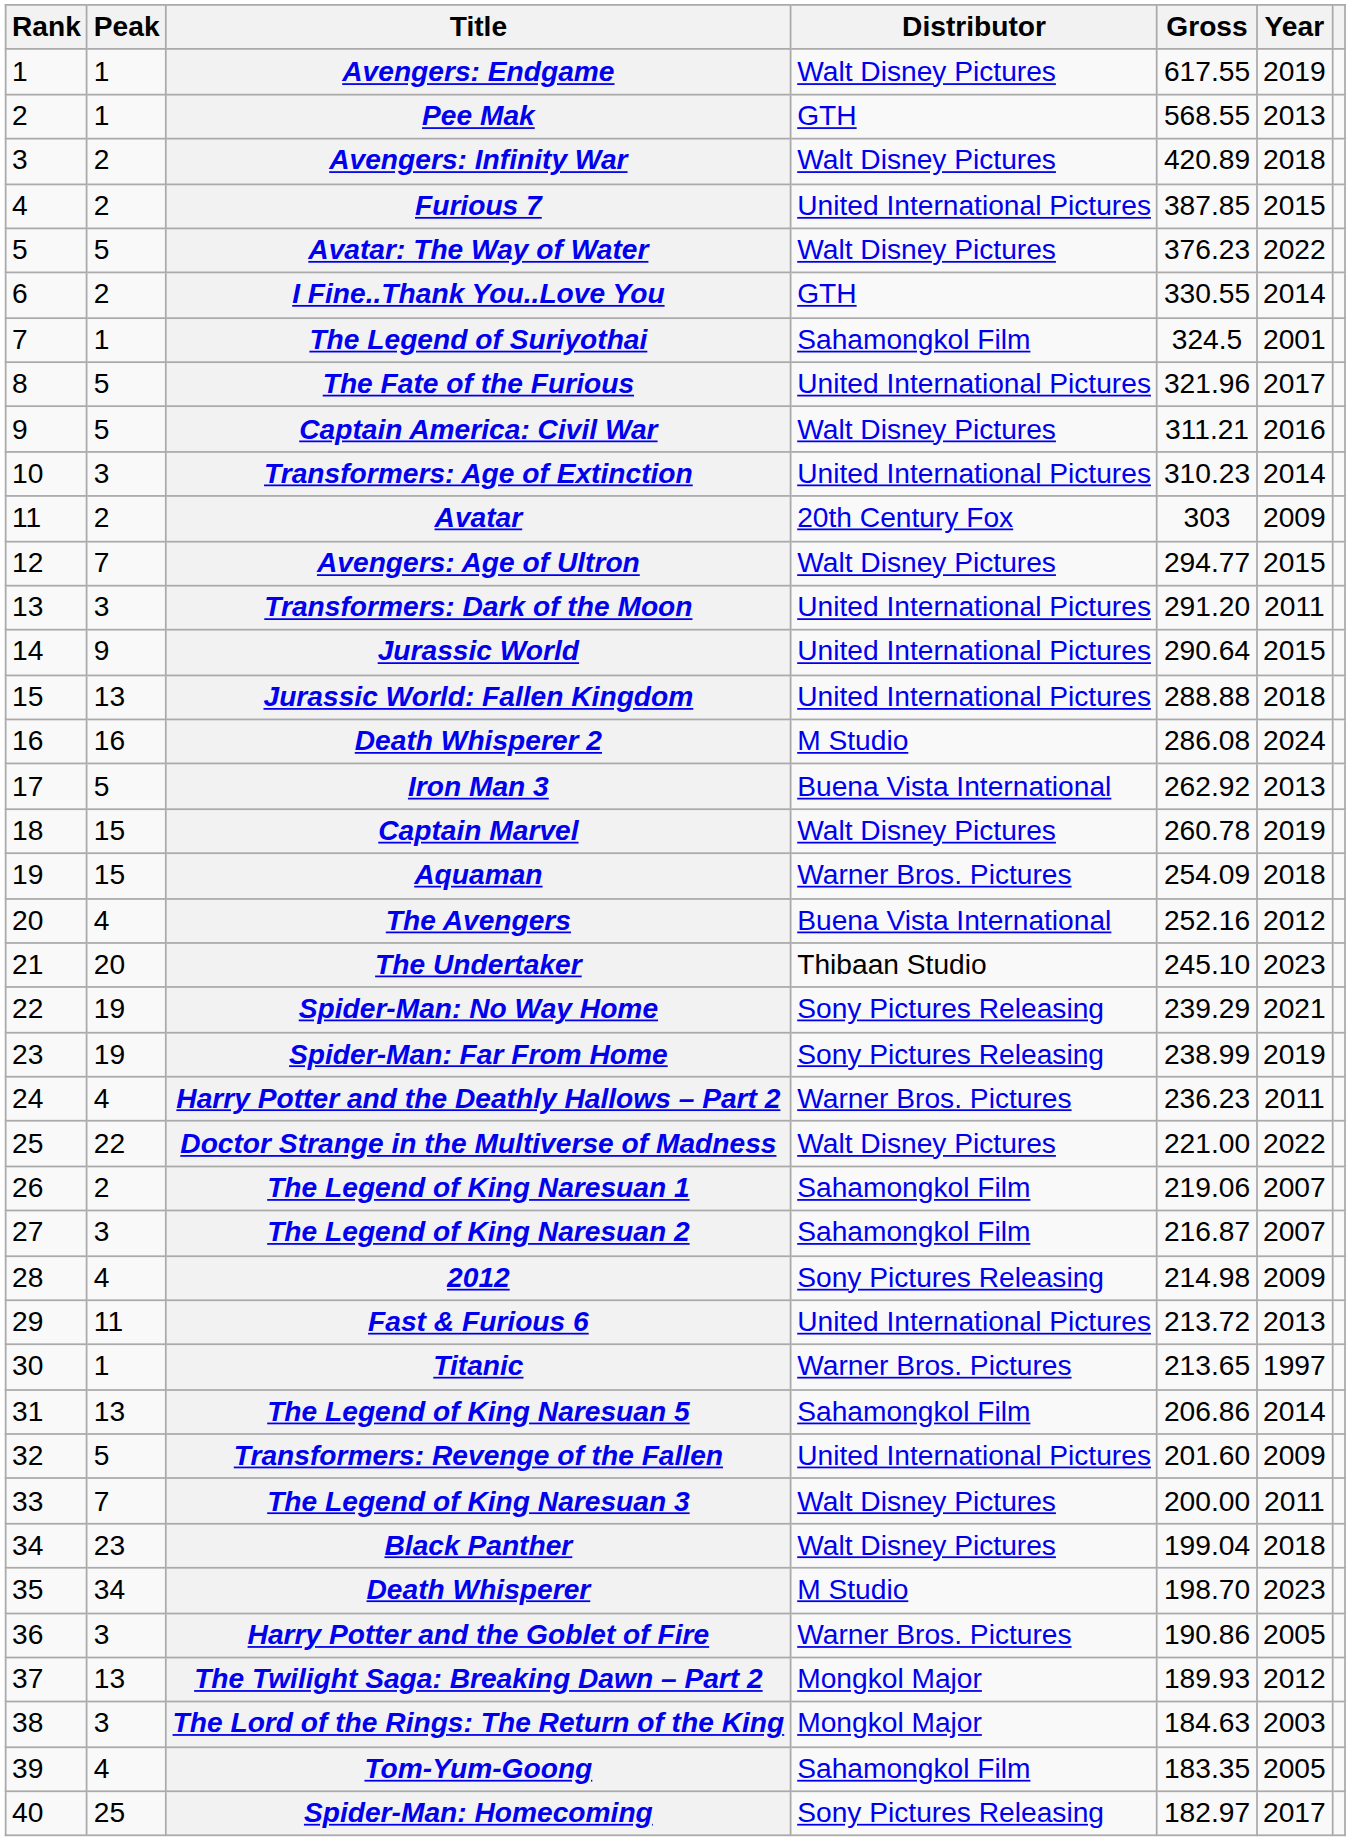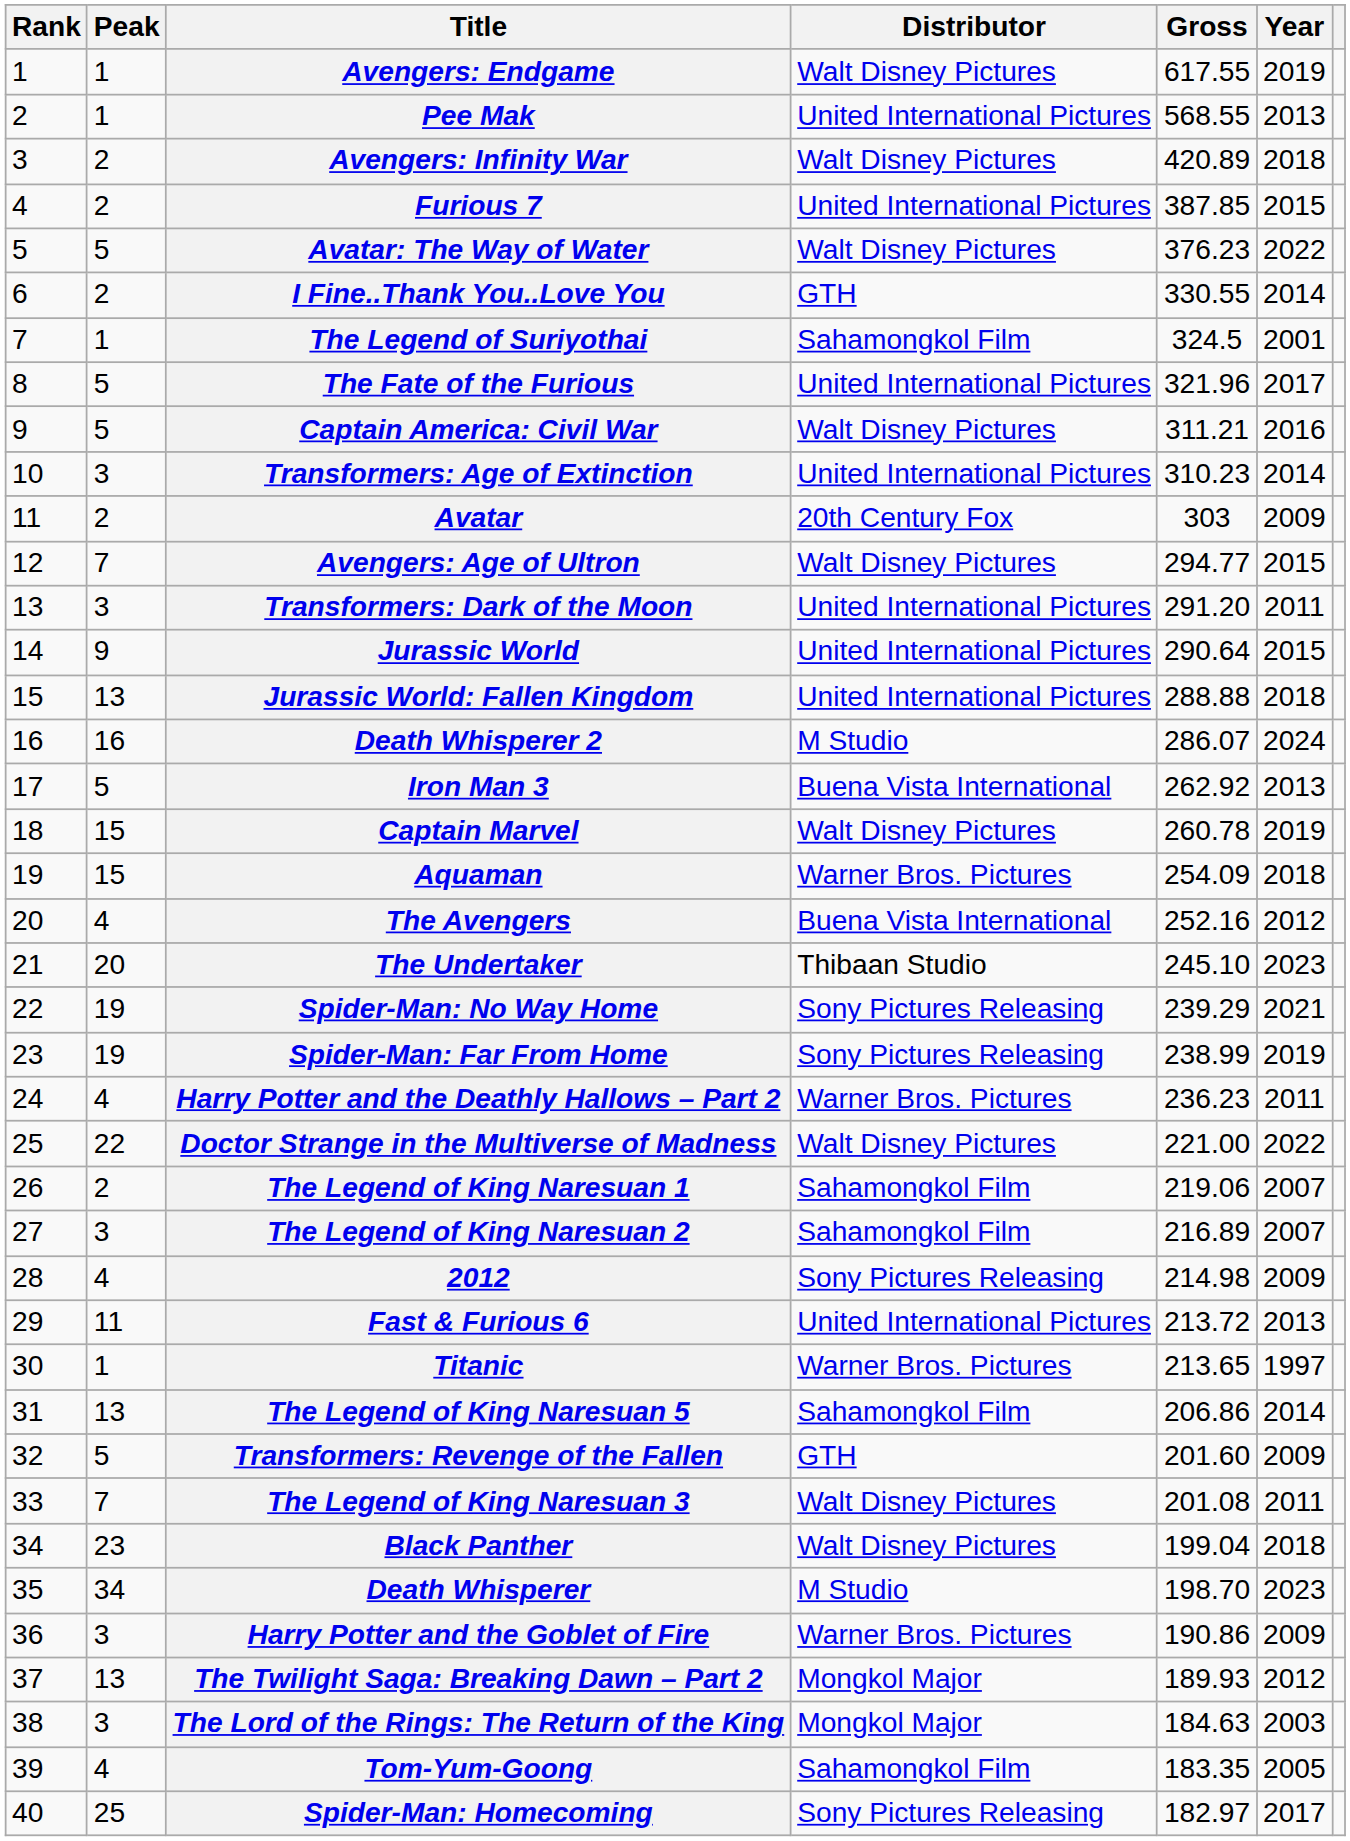(827, 116) GTH -> (974, 116) United International Pictures
(1207, 741) 286.08 -> (1207, 741) 286.07
(1207, 1232) 216.87 -> (1207, 1232) 216.89
(974, 1455) United International Pictures -> (827, 1455) GTH
(1207, 1500) 200.00 -> (1207, 1500) 201.08
(1294, 1634) 2005 -> (1294, 1634) 2009
